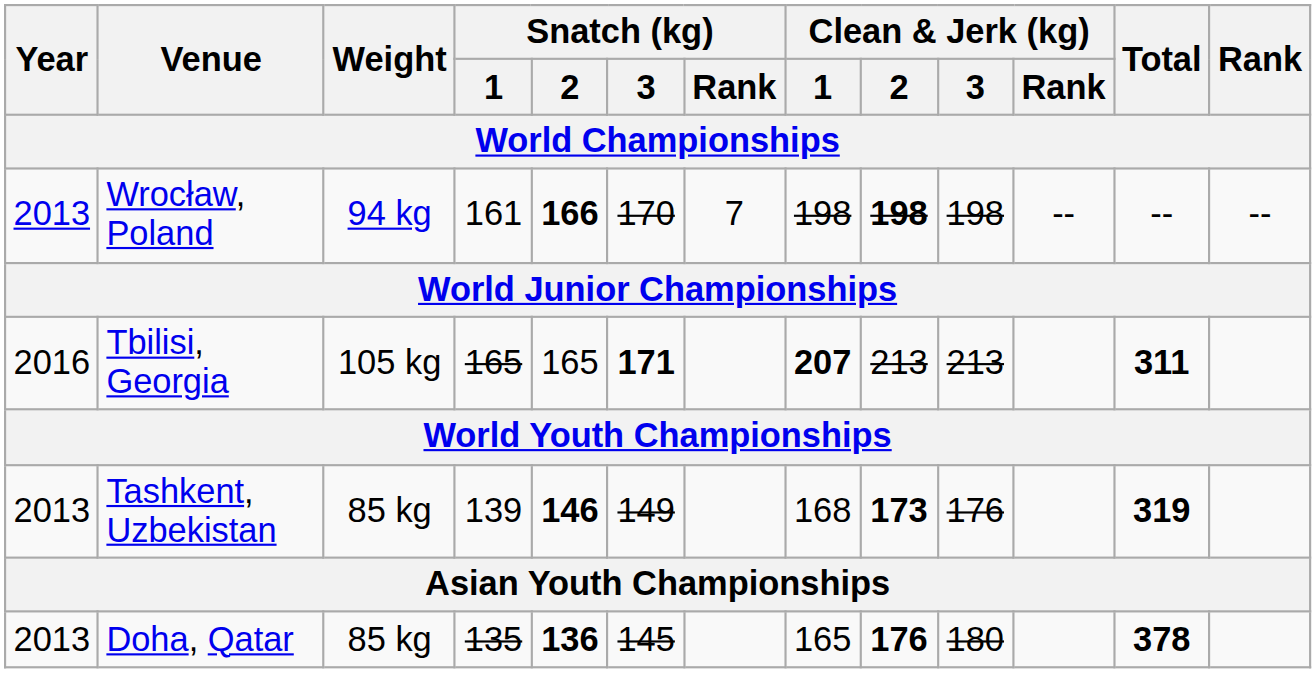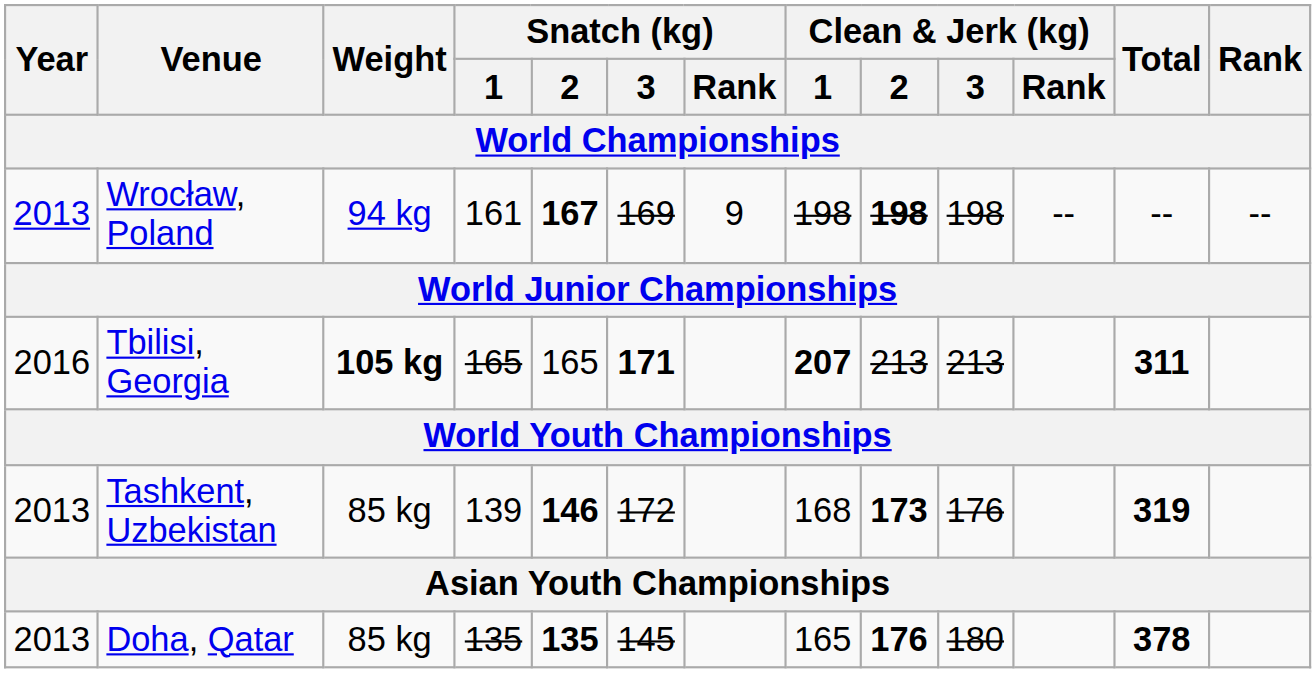(570, 214) 166 -> (570, 214) 167
(646, 214) 170 -> (646, 214) 169
(734, 214) 7 -> (734, 214) 9
(390, 362) normal -> (390, 362) bold
(646, 510) 149 -> (646, 510) 172
(570, 638) 136 -> (570, 638) 135
